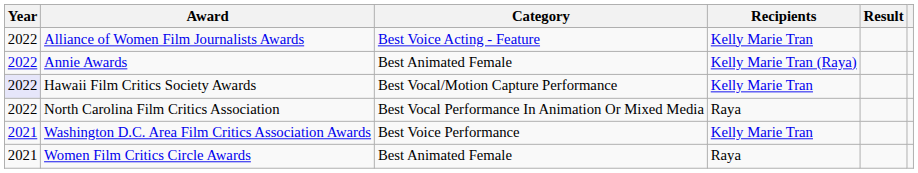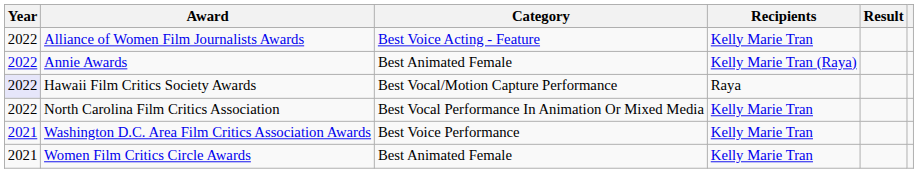(762, 86) Kelly Marie Tran -> (726, 86) Raya
(726, 109) Raya -> (762, 109) Kelly Marie Tran
(726, 156) Raya -> (762, 156) Kelly Marie Tran
